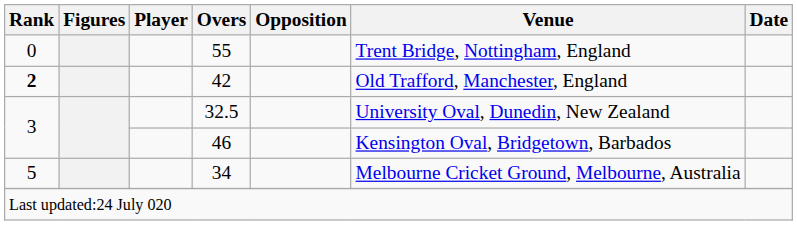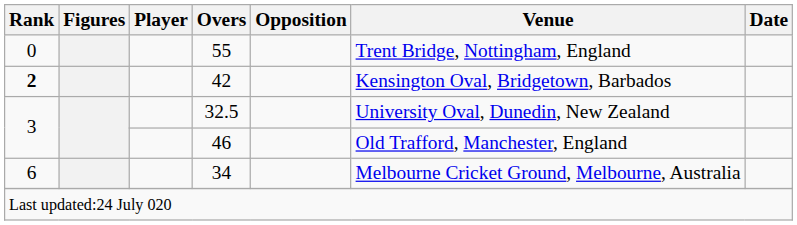(491, 81) Old Trafford, Manchester, England -> (513, 81) Kensington Oval, Bridgetown, Barbados
(513, 142) Kensington Oval, Bridgetown, Barbados -> (491, 142) Old Trafford, Manchester, England
(32, 173) 5 -> (32, 173) 6
